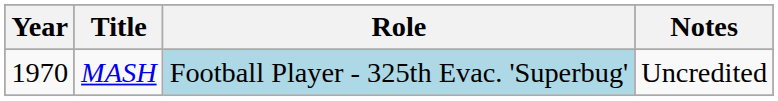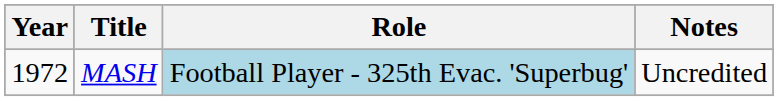(40, 71) 1970 -> (40, 71) 1972
